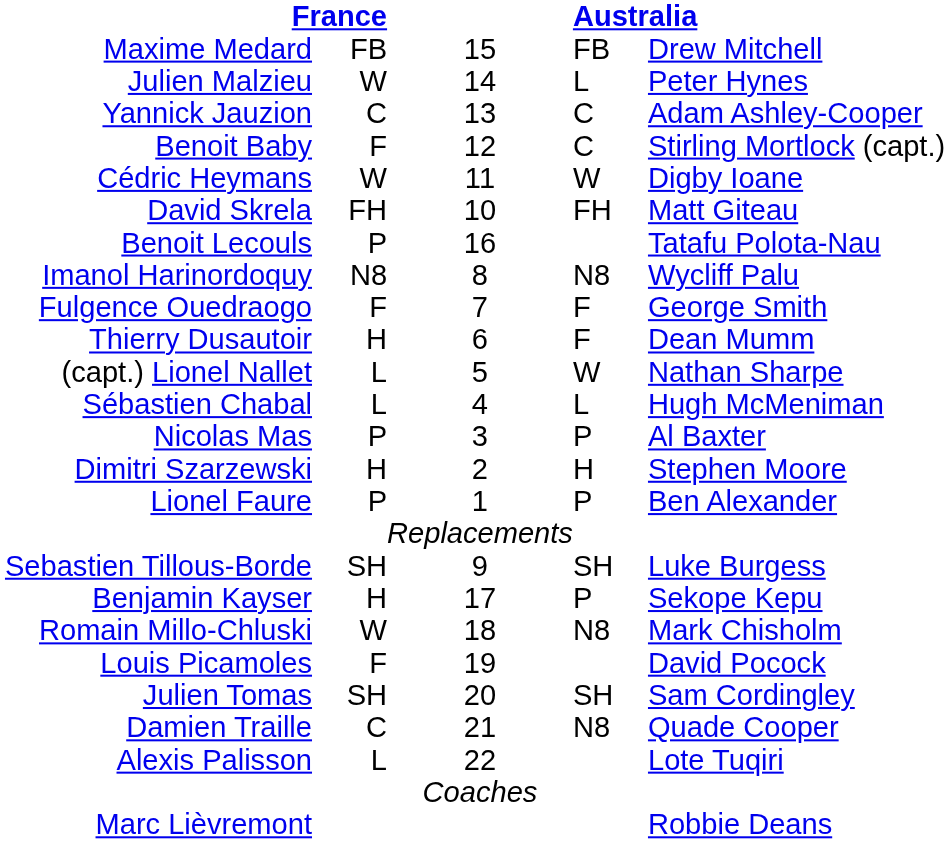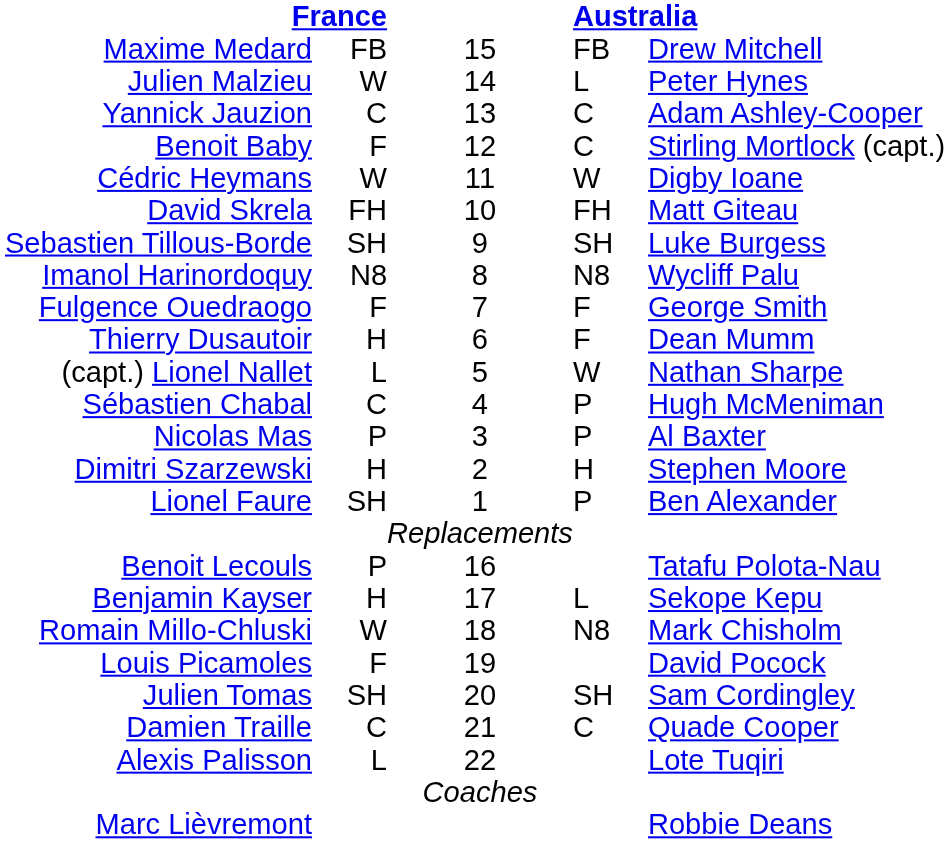rows swapped: (158, 566) <-> (217, 242)
(379, 404) L -> (377, 404) C
(581, 404) L -> (583, 404) P
(377, 501) P -> (367, 501) SH
(583, 598) P -> (581, 598) L
(591, 727) N8 -> (583, 727) C
